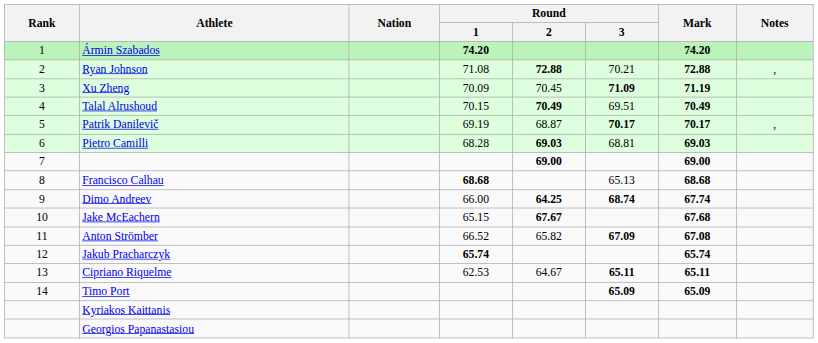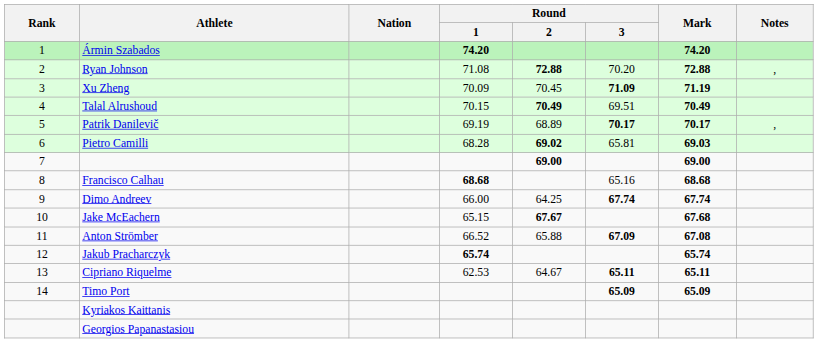(622, 69) 70.21 -> (622, 69) 70.20
(549, 124) 68.87 -> (549, 124) 68.89
(549, 143) 69.03 -> (549, 143) 69.02
(622, 143) 68.81 -> (622, 143) 65.81
(622, 180) 65.13 -> (622, 180) 65.16
(549, 198) bold -> (549, 198) normal
(622, 198) 68.74 -> (622, 198) 67.74
(549, 236) 65.82 -> (549, 236) 65.88
